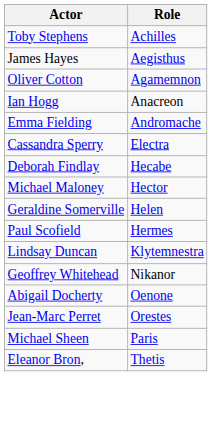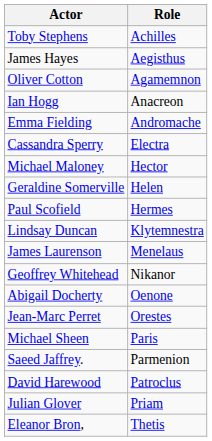- row: (53, 166)
+ row: (55, 252)
+ row: (46, 360)
+ row: (54, 381)
+ row: (44, 403)
